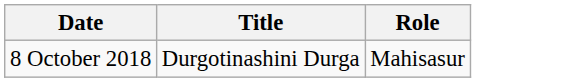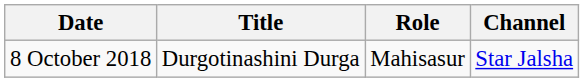+ column: (524, 22)
